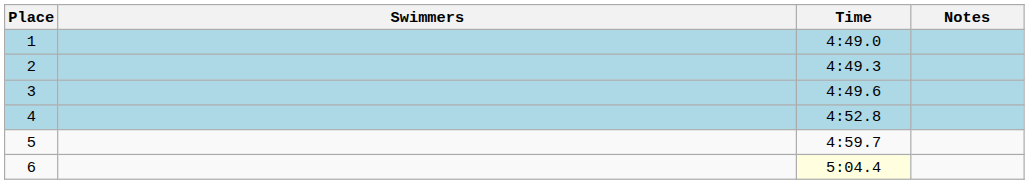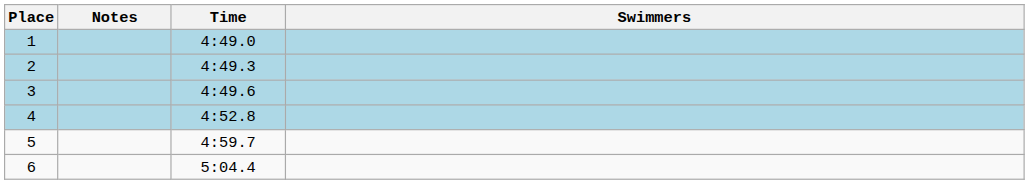columns swapped: (427, 17) <-> (967, 17)
(854, 167) lightyellow background -> (228, 167) no background
